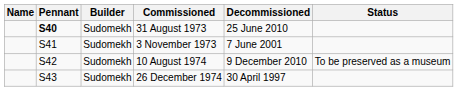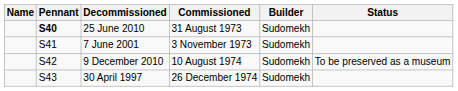columns swapped: (107, 12) <-> (268, 12)
